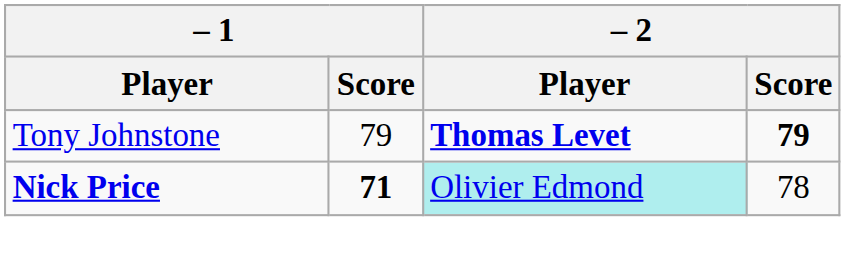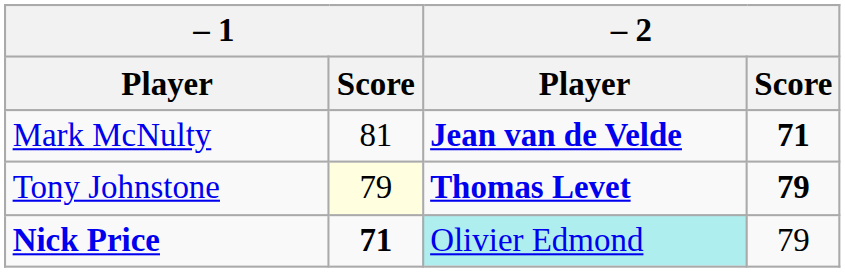+ row: (112, 135)
(376, 135) no background -> (376, 187) lightyellow background
(793, 187) 78 -> (793, 239) 79
